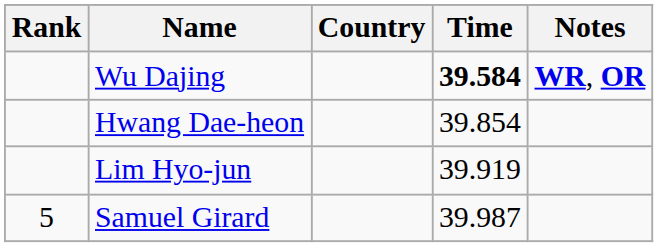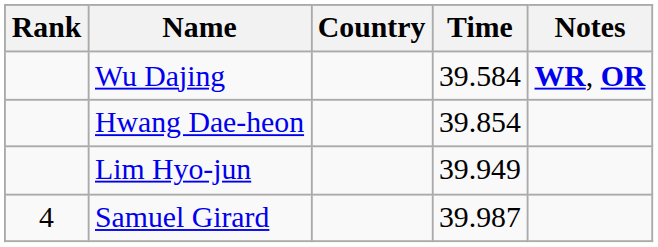(480, 75) bold -> (480, 75) normal
(480, 169) 39.919 -> (480, 169) 39.949
(47, 216) 5 -> (47, 216) 4
